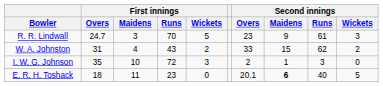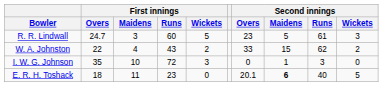(172, 36) 70 -> (172, 36) 60
(286, 36) 9 -> (286, 36) 5
(97, 49) 31 -> (97, 49) 22
(248, 62) 2 -> (248, 62) 0
